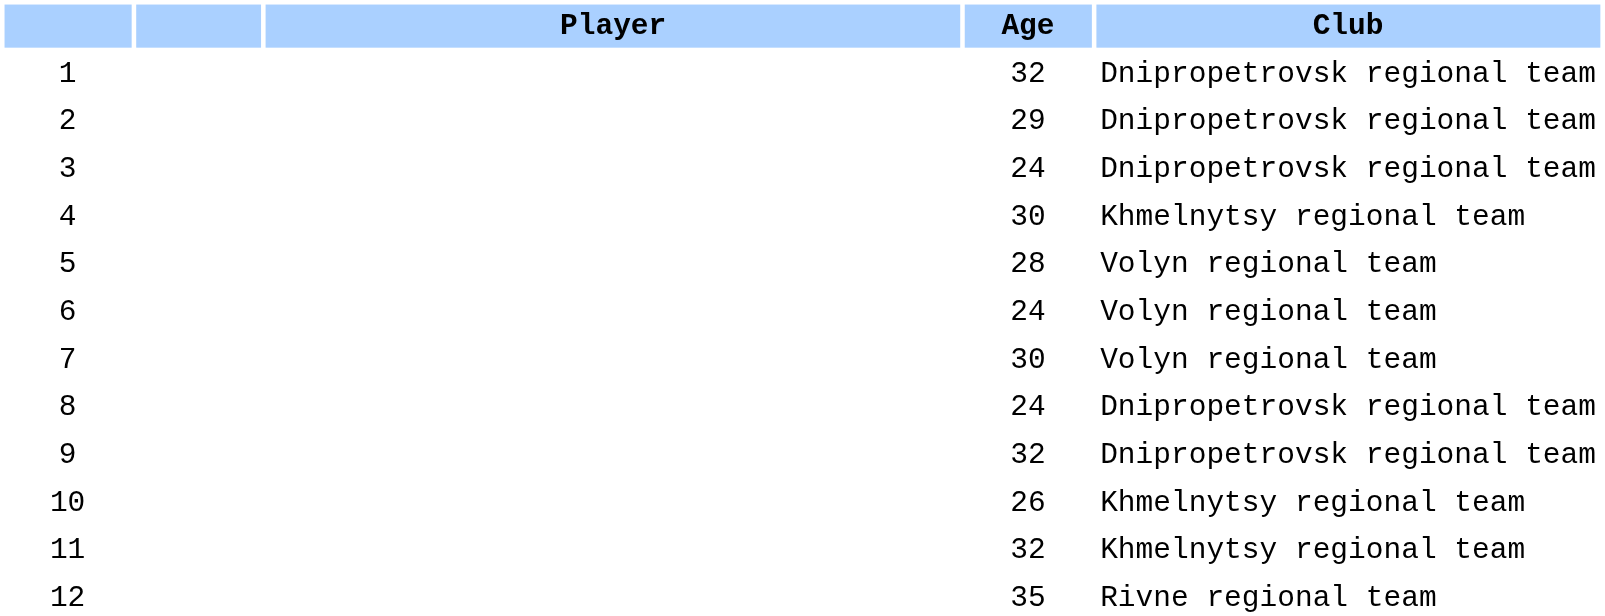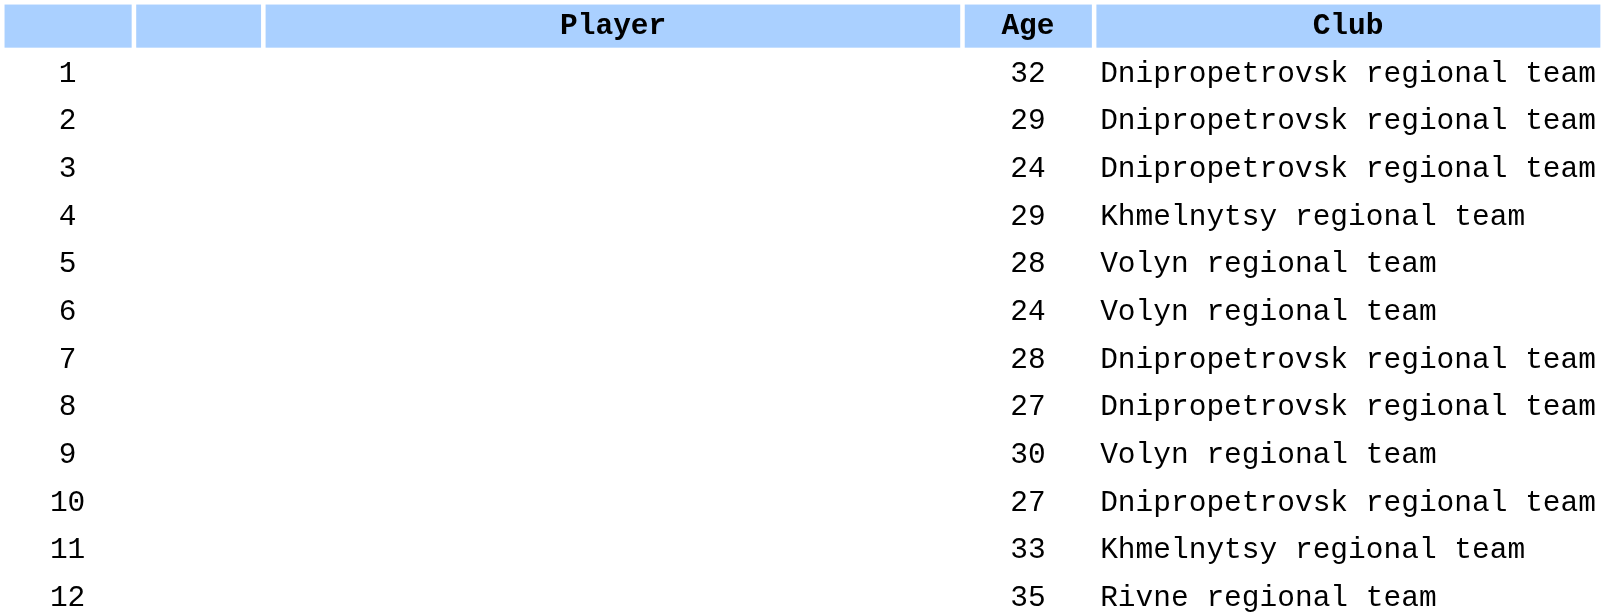(1028, 217) 30 -> (1028, 217) 29
(1028, 360) 30 -> (1028, 360) 28
(1268, 360) Volyn regional team -> (1348, 360) Dnipropetrovsk regional team
(1028, 407) 24 -> (1028, 407) 27
(1028, 455) 32 -> (1028, 455) 30
(1348, 455) Dnipropetrovsk regional team -> (1268, 455) Volyn regional team
(1028, 503) 26 -> (1028, 503) 27
(1313, 503) Khmelnytsy regional team -> (1348, 503) Dnipropetrovsk regional team
(1028, 550) 32 -> (1028, 550) 33
